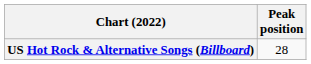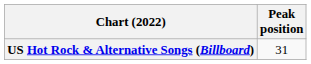(282, 49) 28 -> (282, 49) 31
